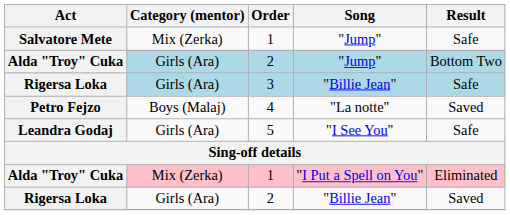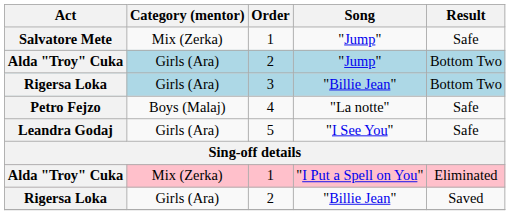(466, 84) Safe -> (466, 84) Bottom Two
(466, 107) Saved -> (466, 107) Safe
